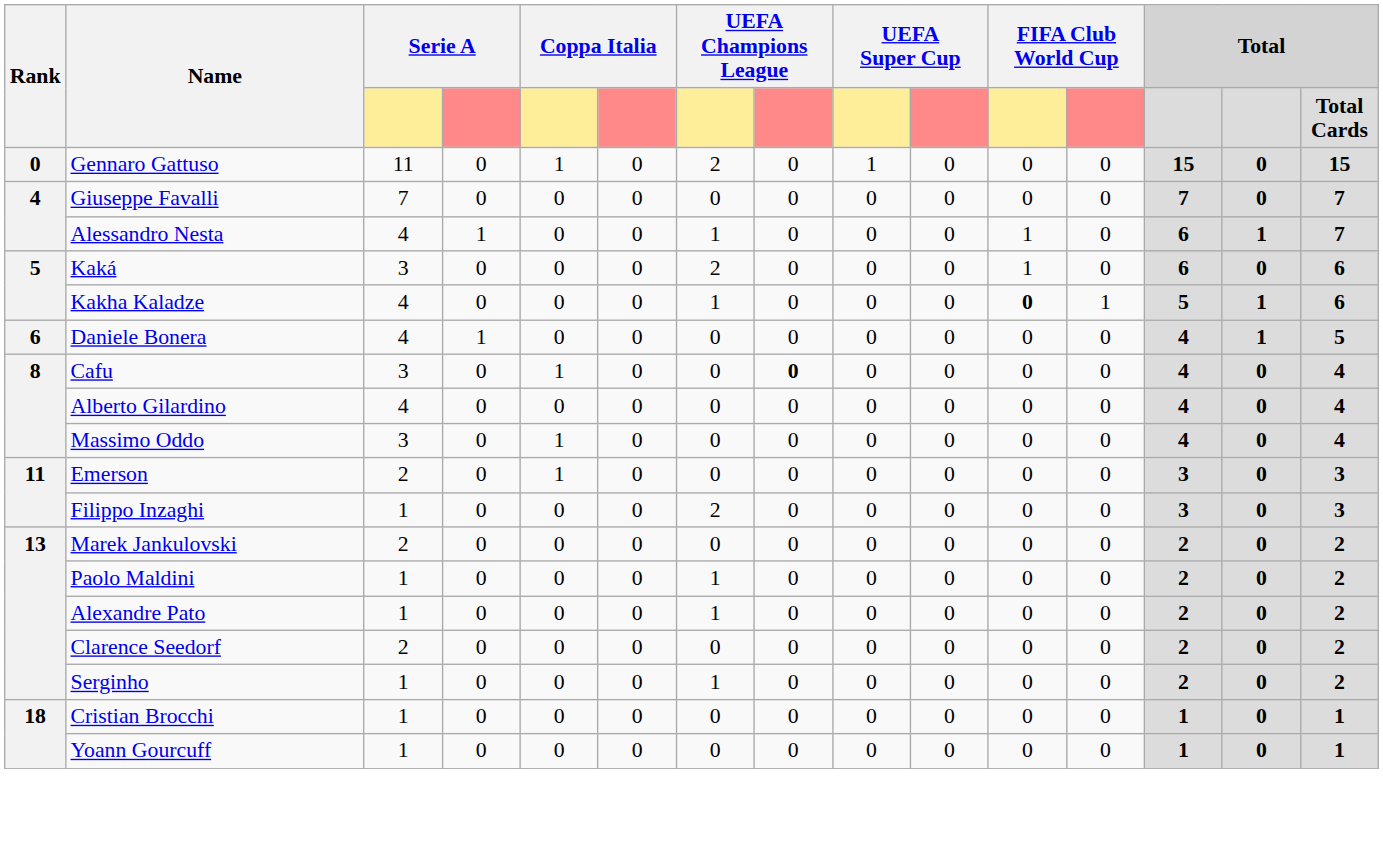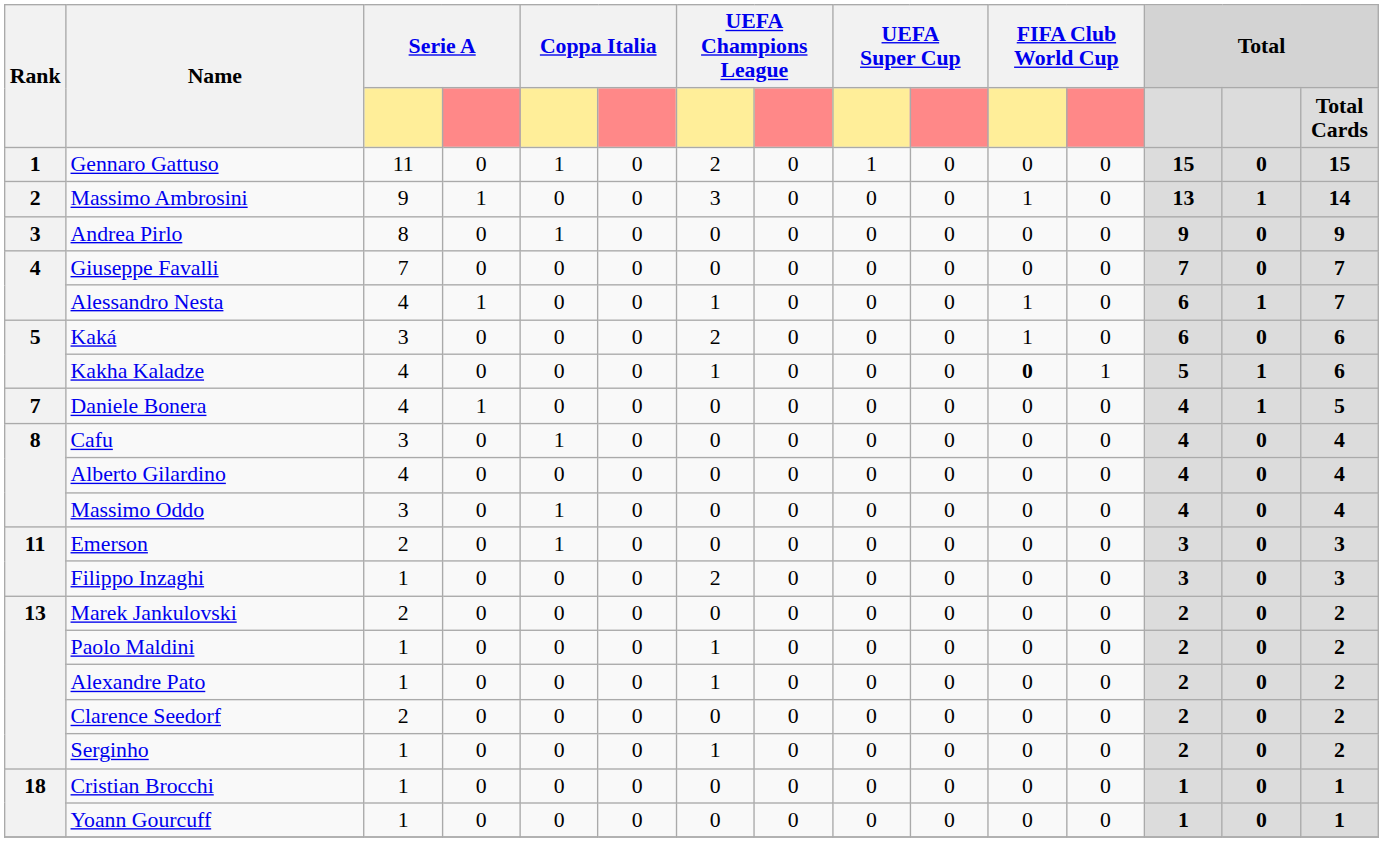(35, 164) 0 -> (35, 164) 1
+ row: (159, 198)
+ row: (126, 233)
(35, 336) 6 -> (35, 405) 7
(793, 371) bold -> (793, 440) normal
